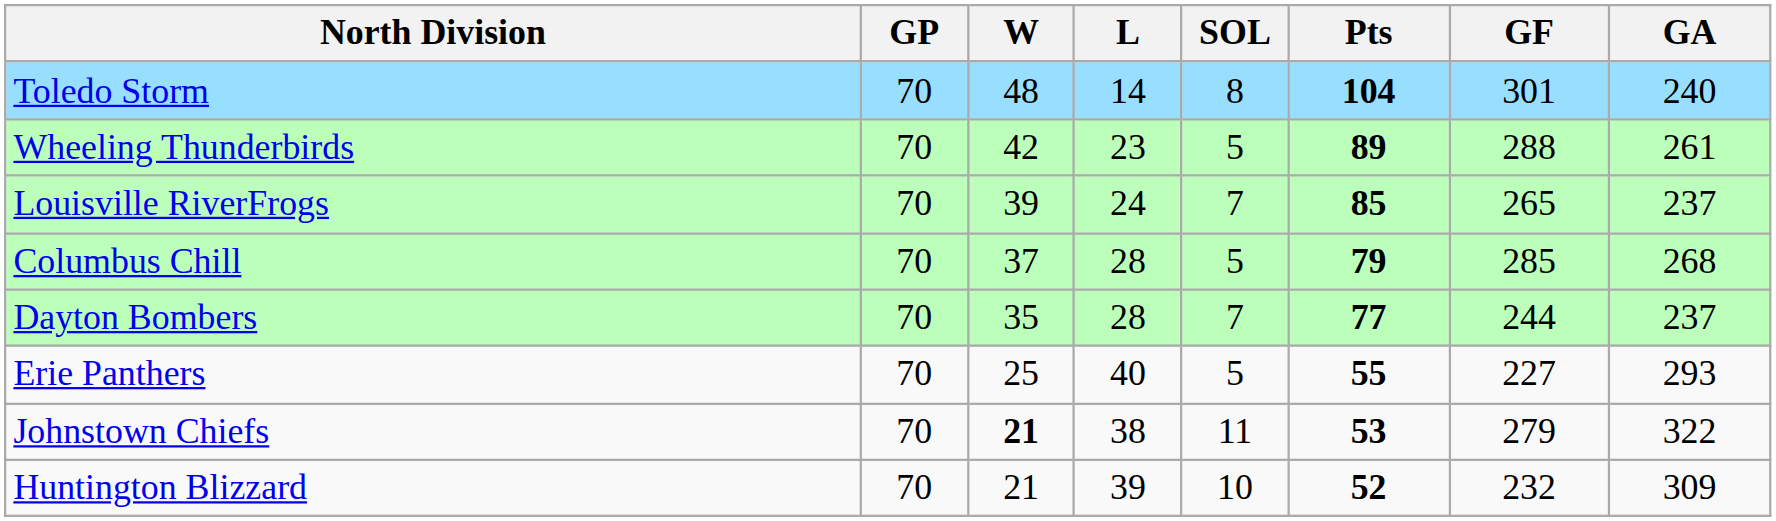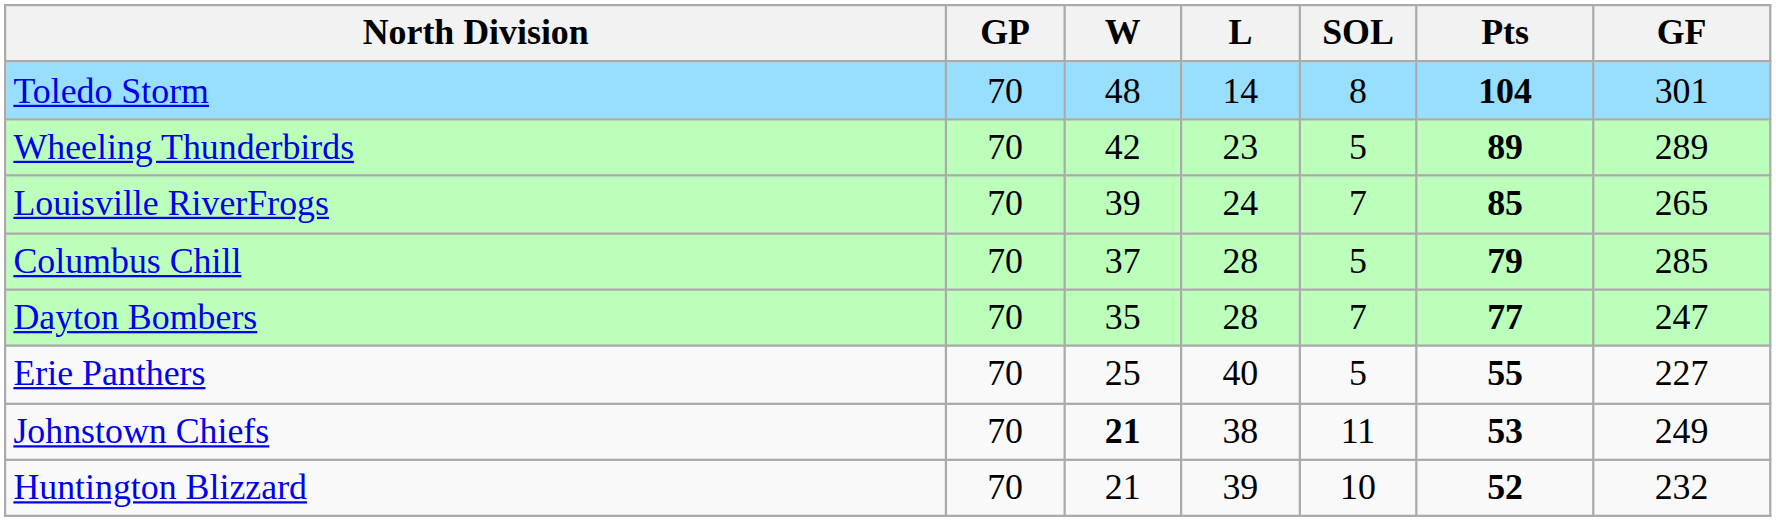- column: (1690, 32)
(1529, 146) 288 -> (1682, 146) 289
(1529, 317) 244 -> (1682, 317) 247
(1529, 430) 279 -> (1682, 430) 249
